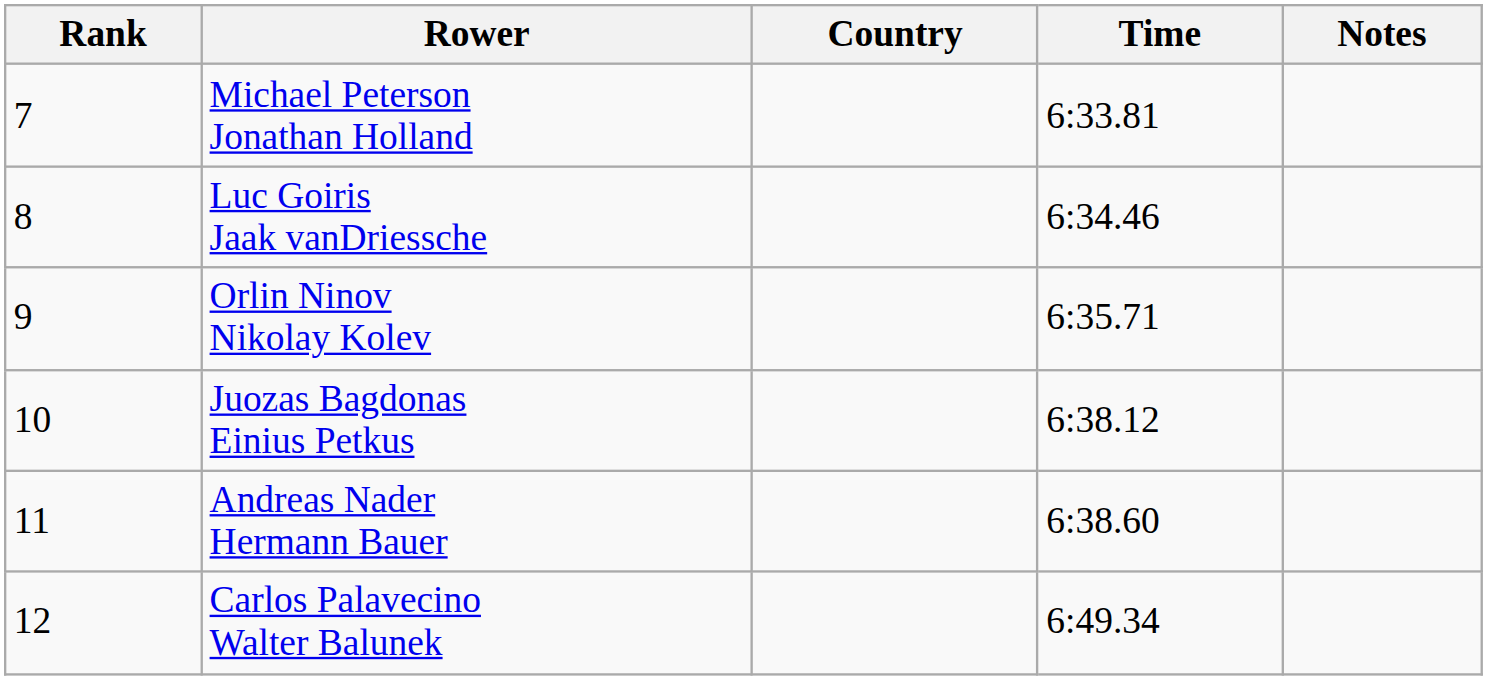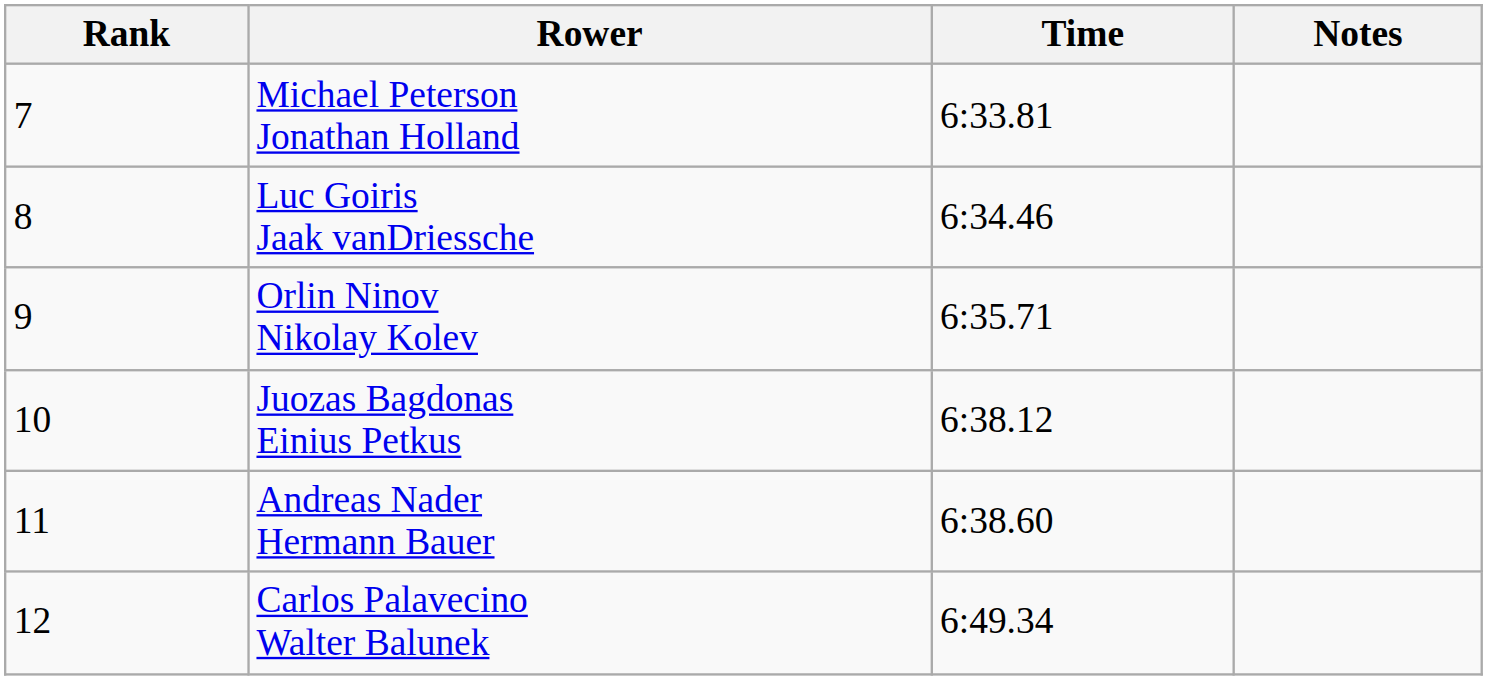- column: (895, 34)
